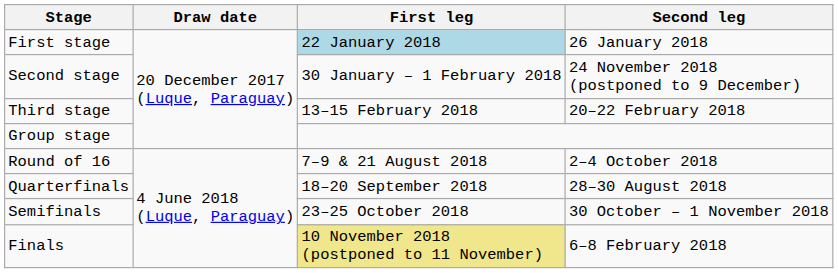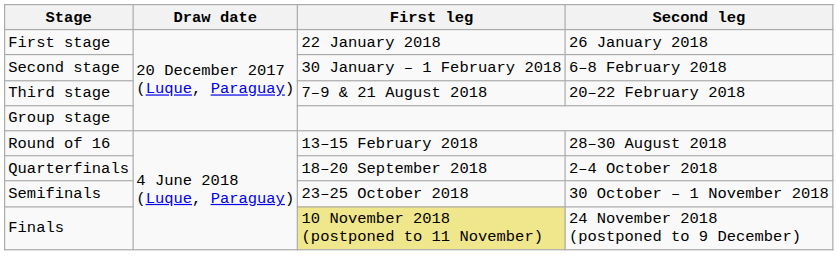(371, 42) lightblue background -> (371, 42) no background
(685, 77) 24 November 2018 (postponed to 9 December) -> (648, 68) 6–8 February 2018
(390, 111) 13–15 February 2018 -> (394, 93) 7–9 & 21 August 2018
(394, 161) 7–9 & 21 August 2018 -> (390, 143) 13–15 February 2018
(643, 161) 2–4 October 2018 -> (648, 143) 28–30 August 2018
(648, 186) 28–30 August 2018 -> (643, 168) 2–4 October 2018
(648, 246) 6–8 February 2018 -> (685, 228) 24 November 2018 (postponed to 9 December)
